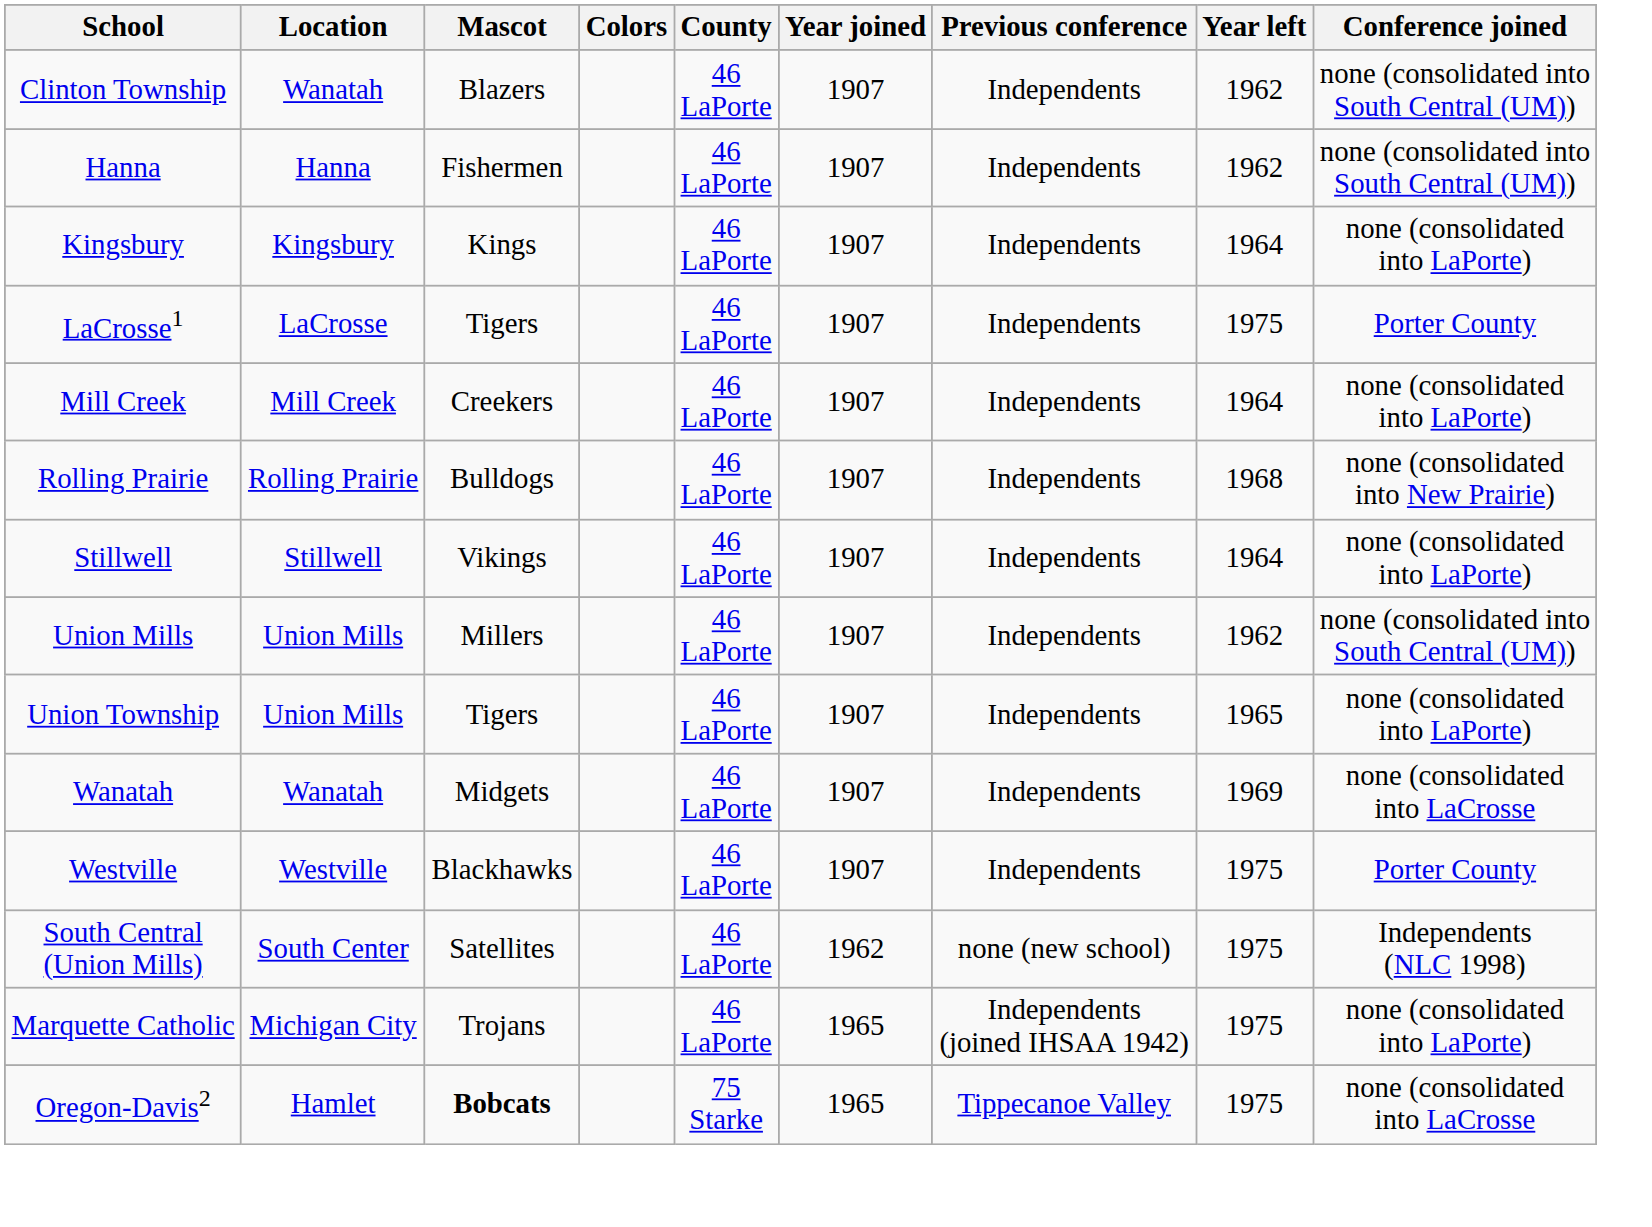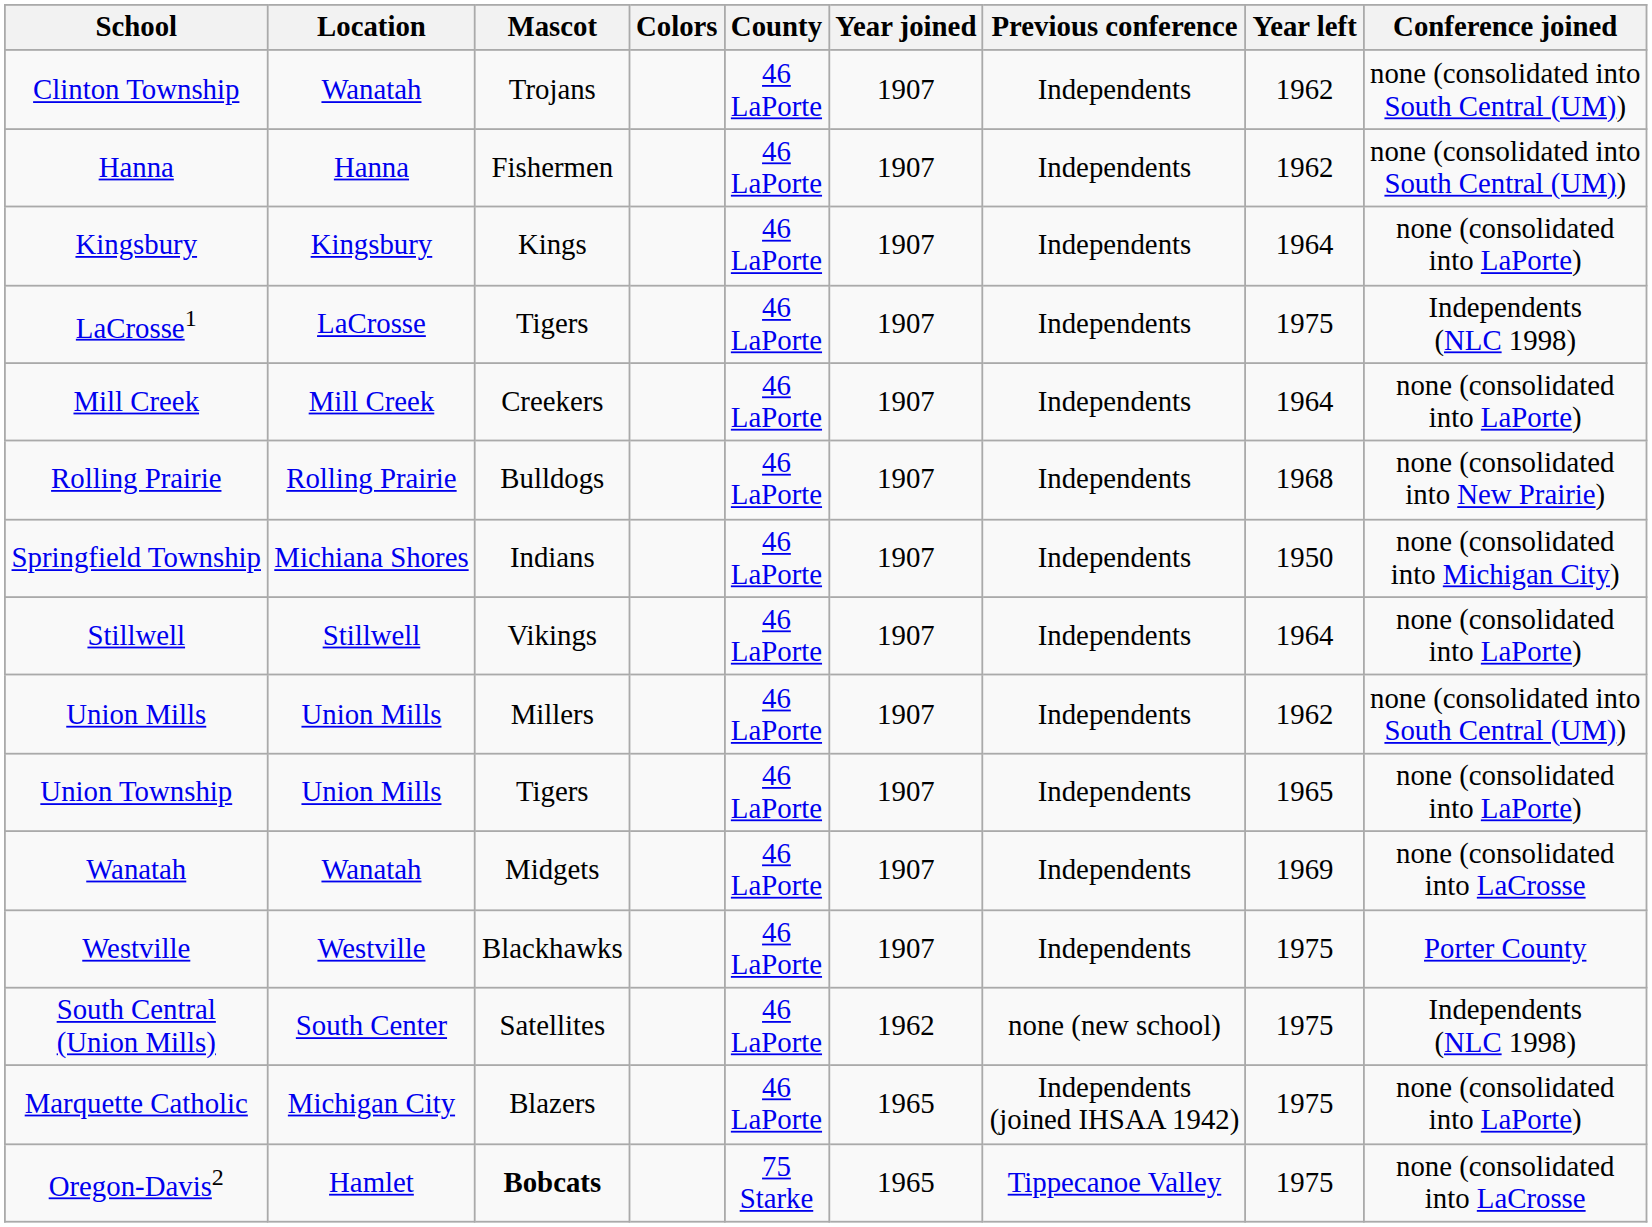(502, 89) Blazers -> (552, 89) Trojans
(1455, 323) Porter County -> (1505, 323) Independents (NLC 1998)
+ row: (136, 557)
(502, 1026) Trojans -> (552, 1104) Blazers
